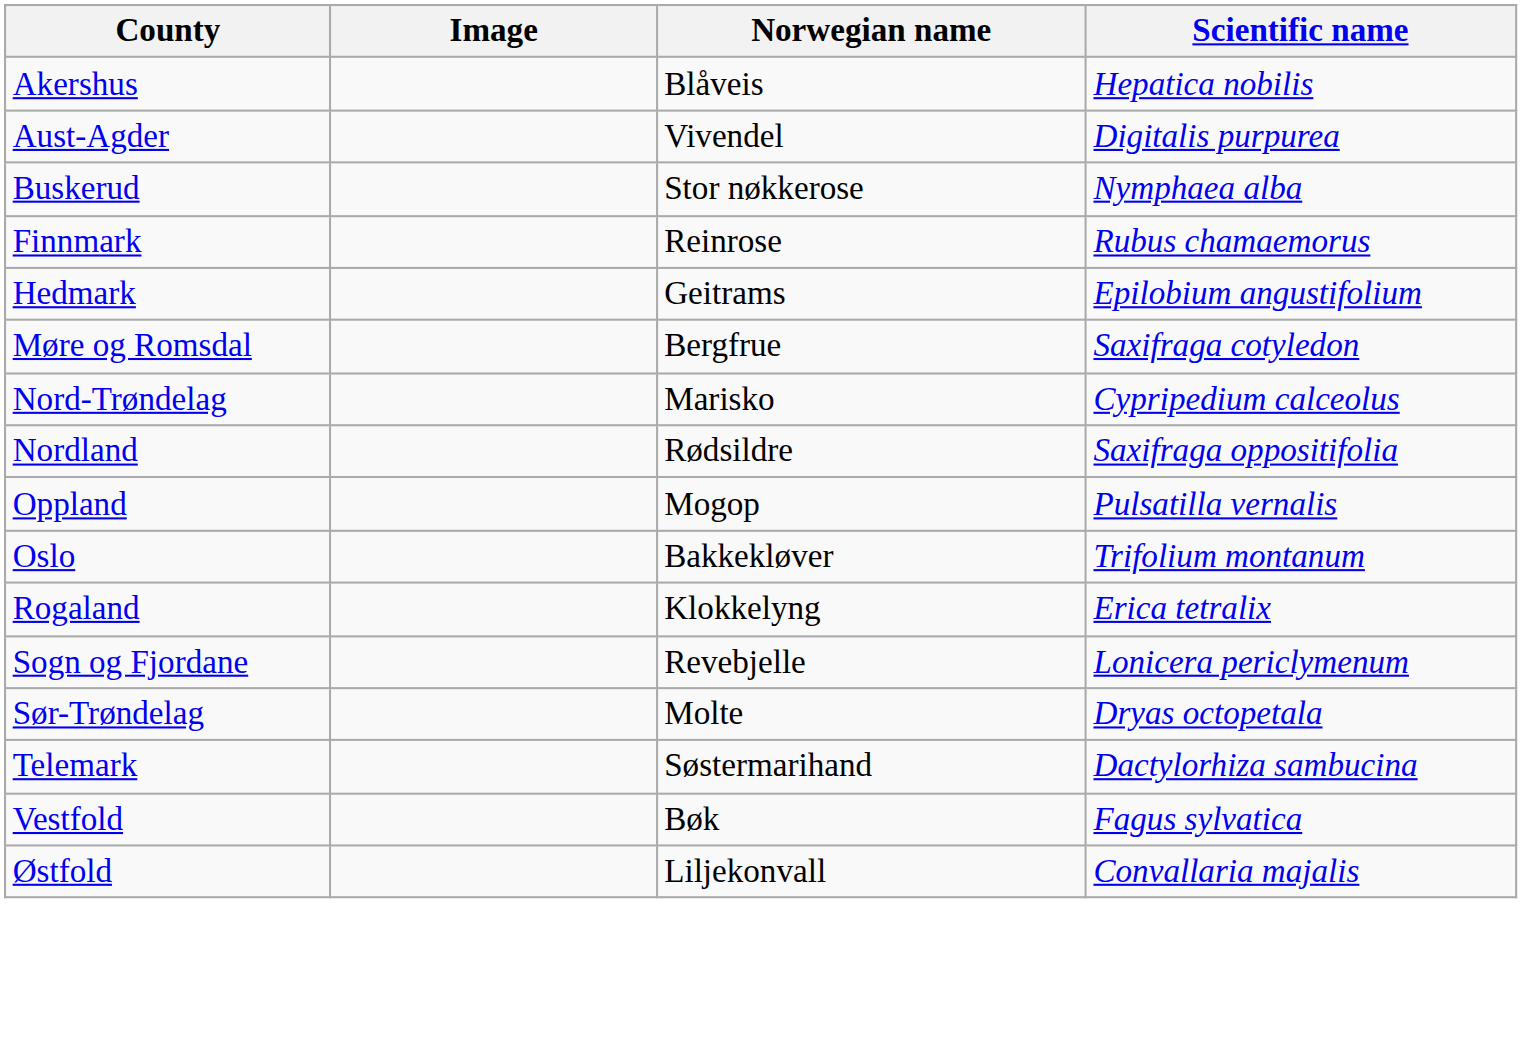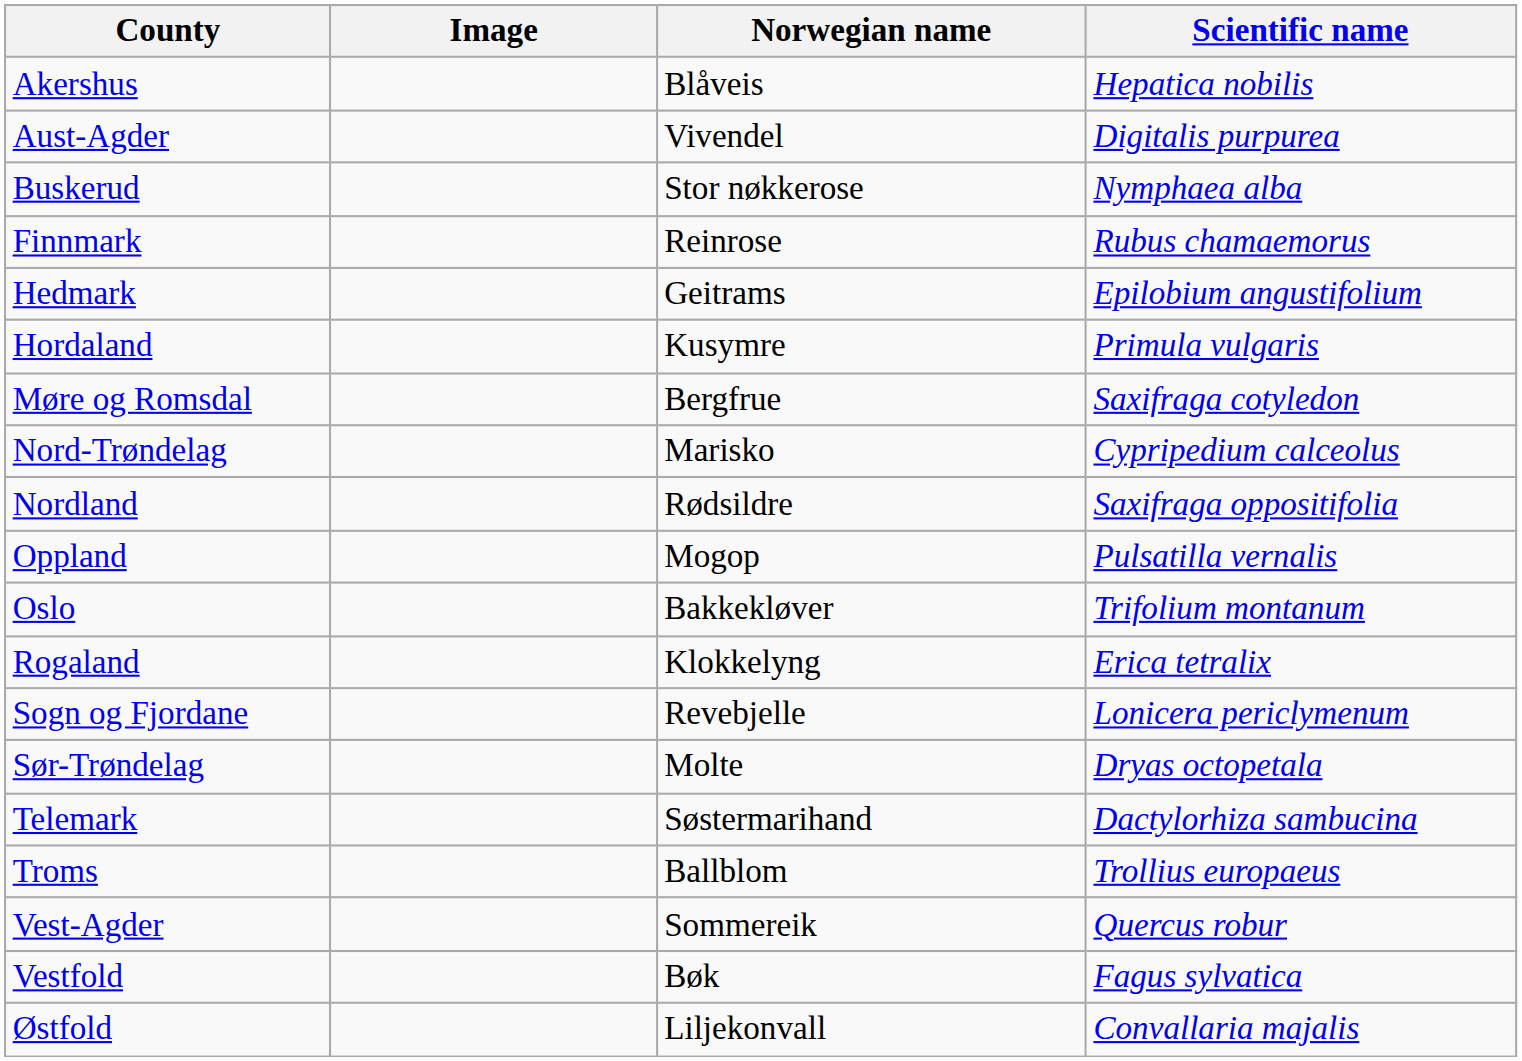+ row: (83, 345)
+ row: (55, 871)
+ row: (88, 923)
